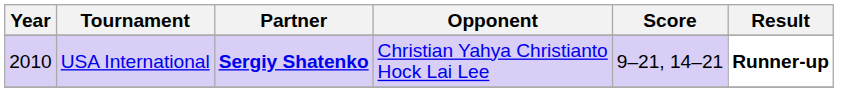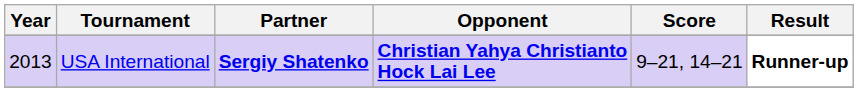(30, 61) 2010 -> (30, 61) 2013
(493, 61) normal -> (502, 61) bold
